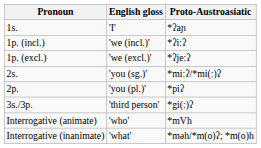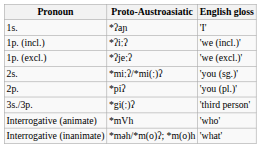columns swapped: (136, 12) <-> (211, 12)
